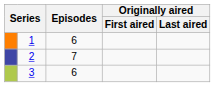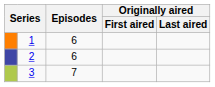(74, 57) 7 -> (74, 57) 6
(74, 73) 6 -> (74, 73) 7
